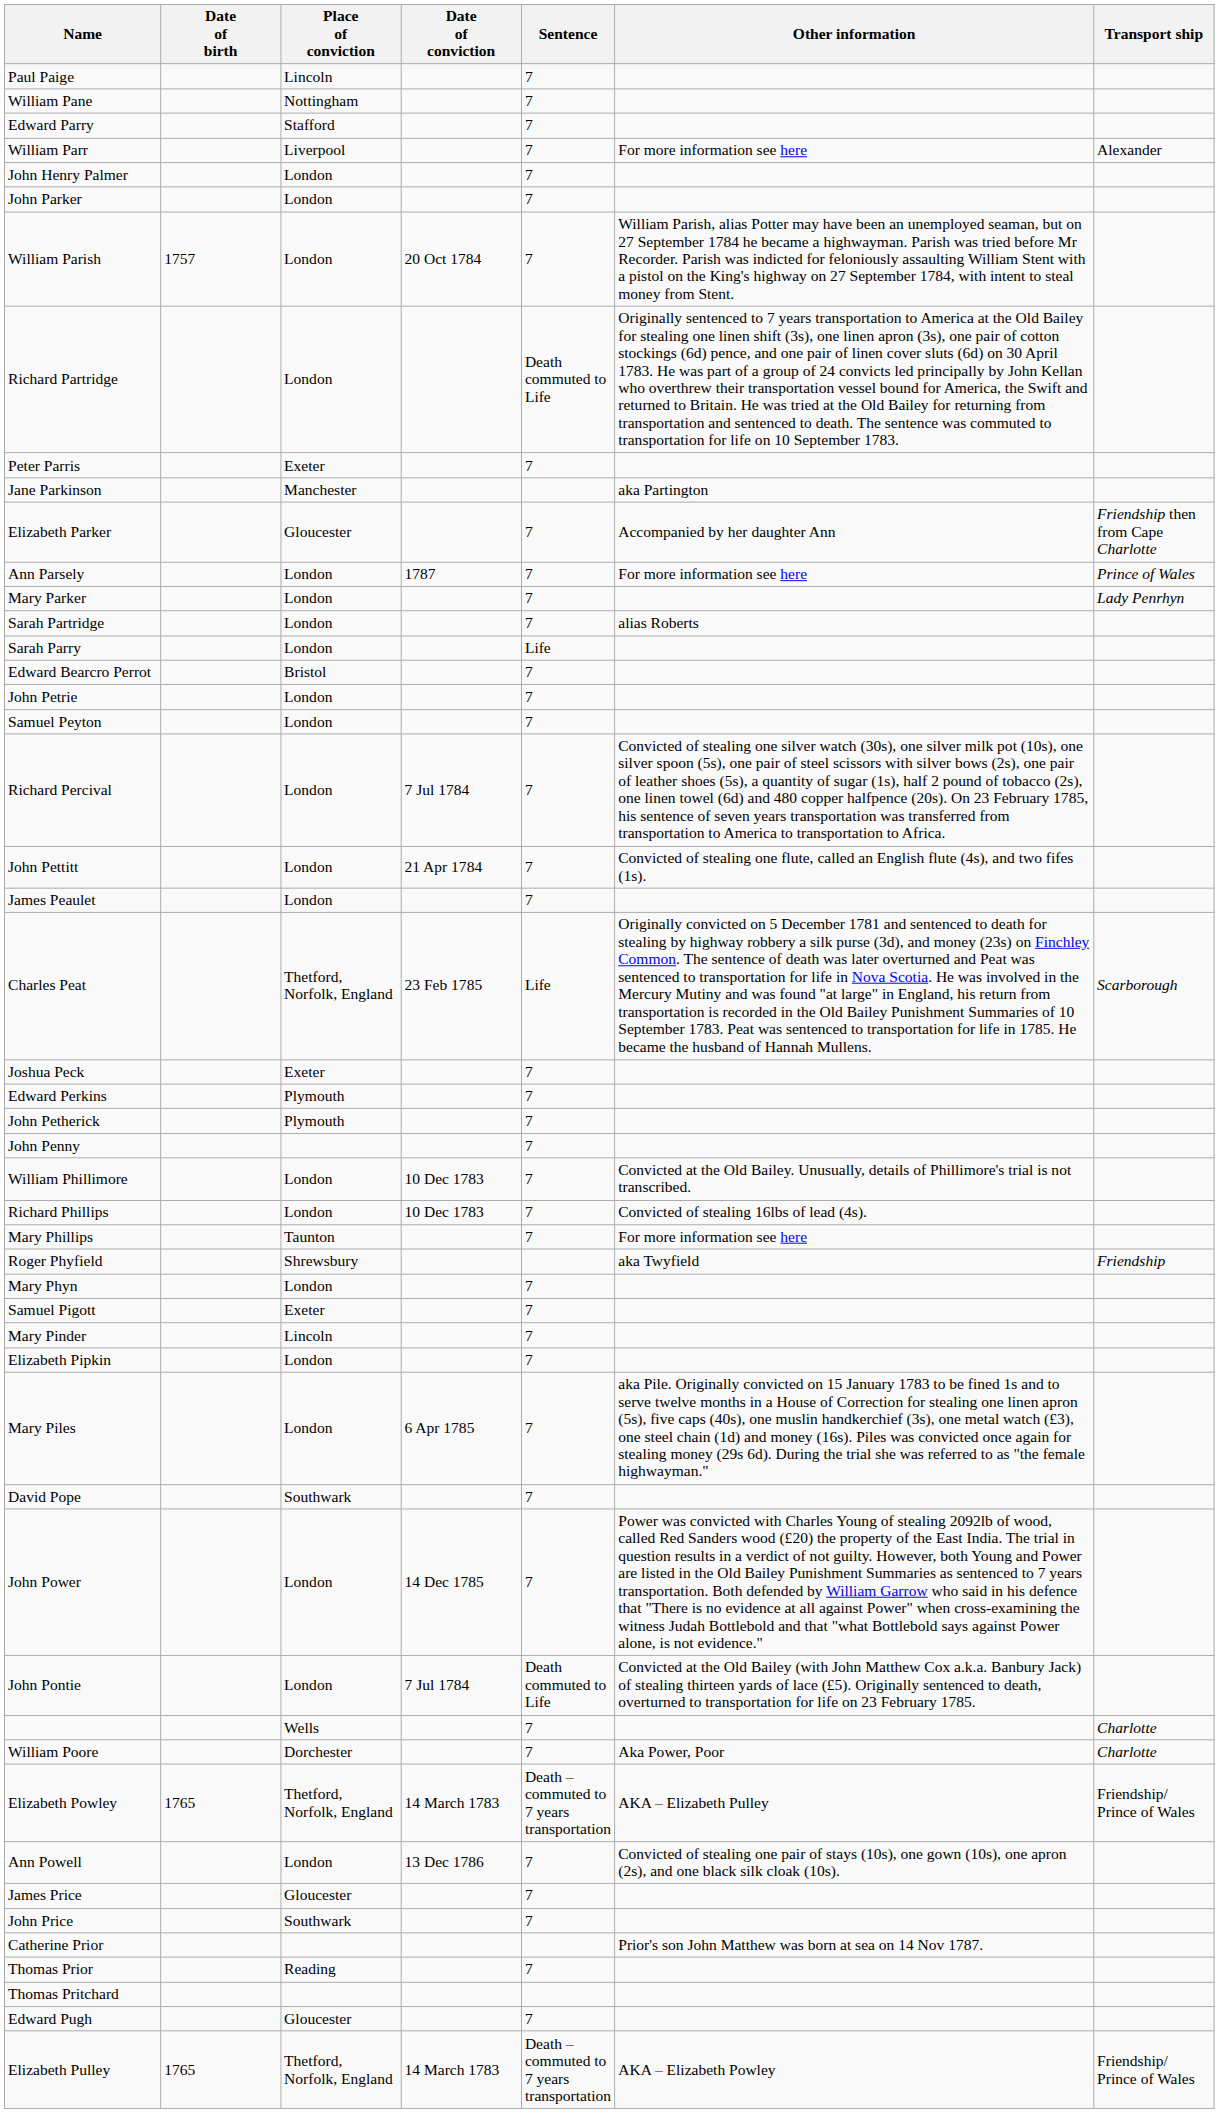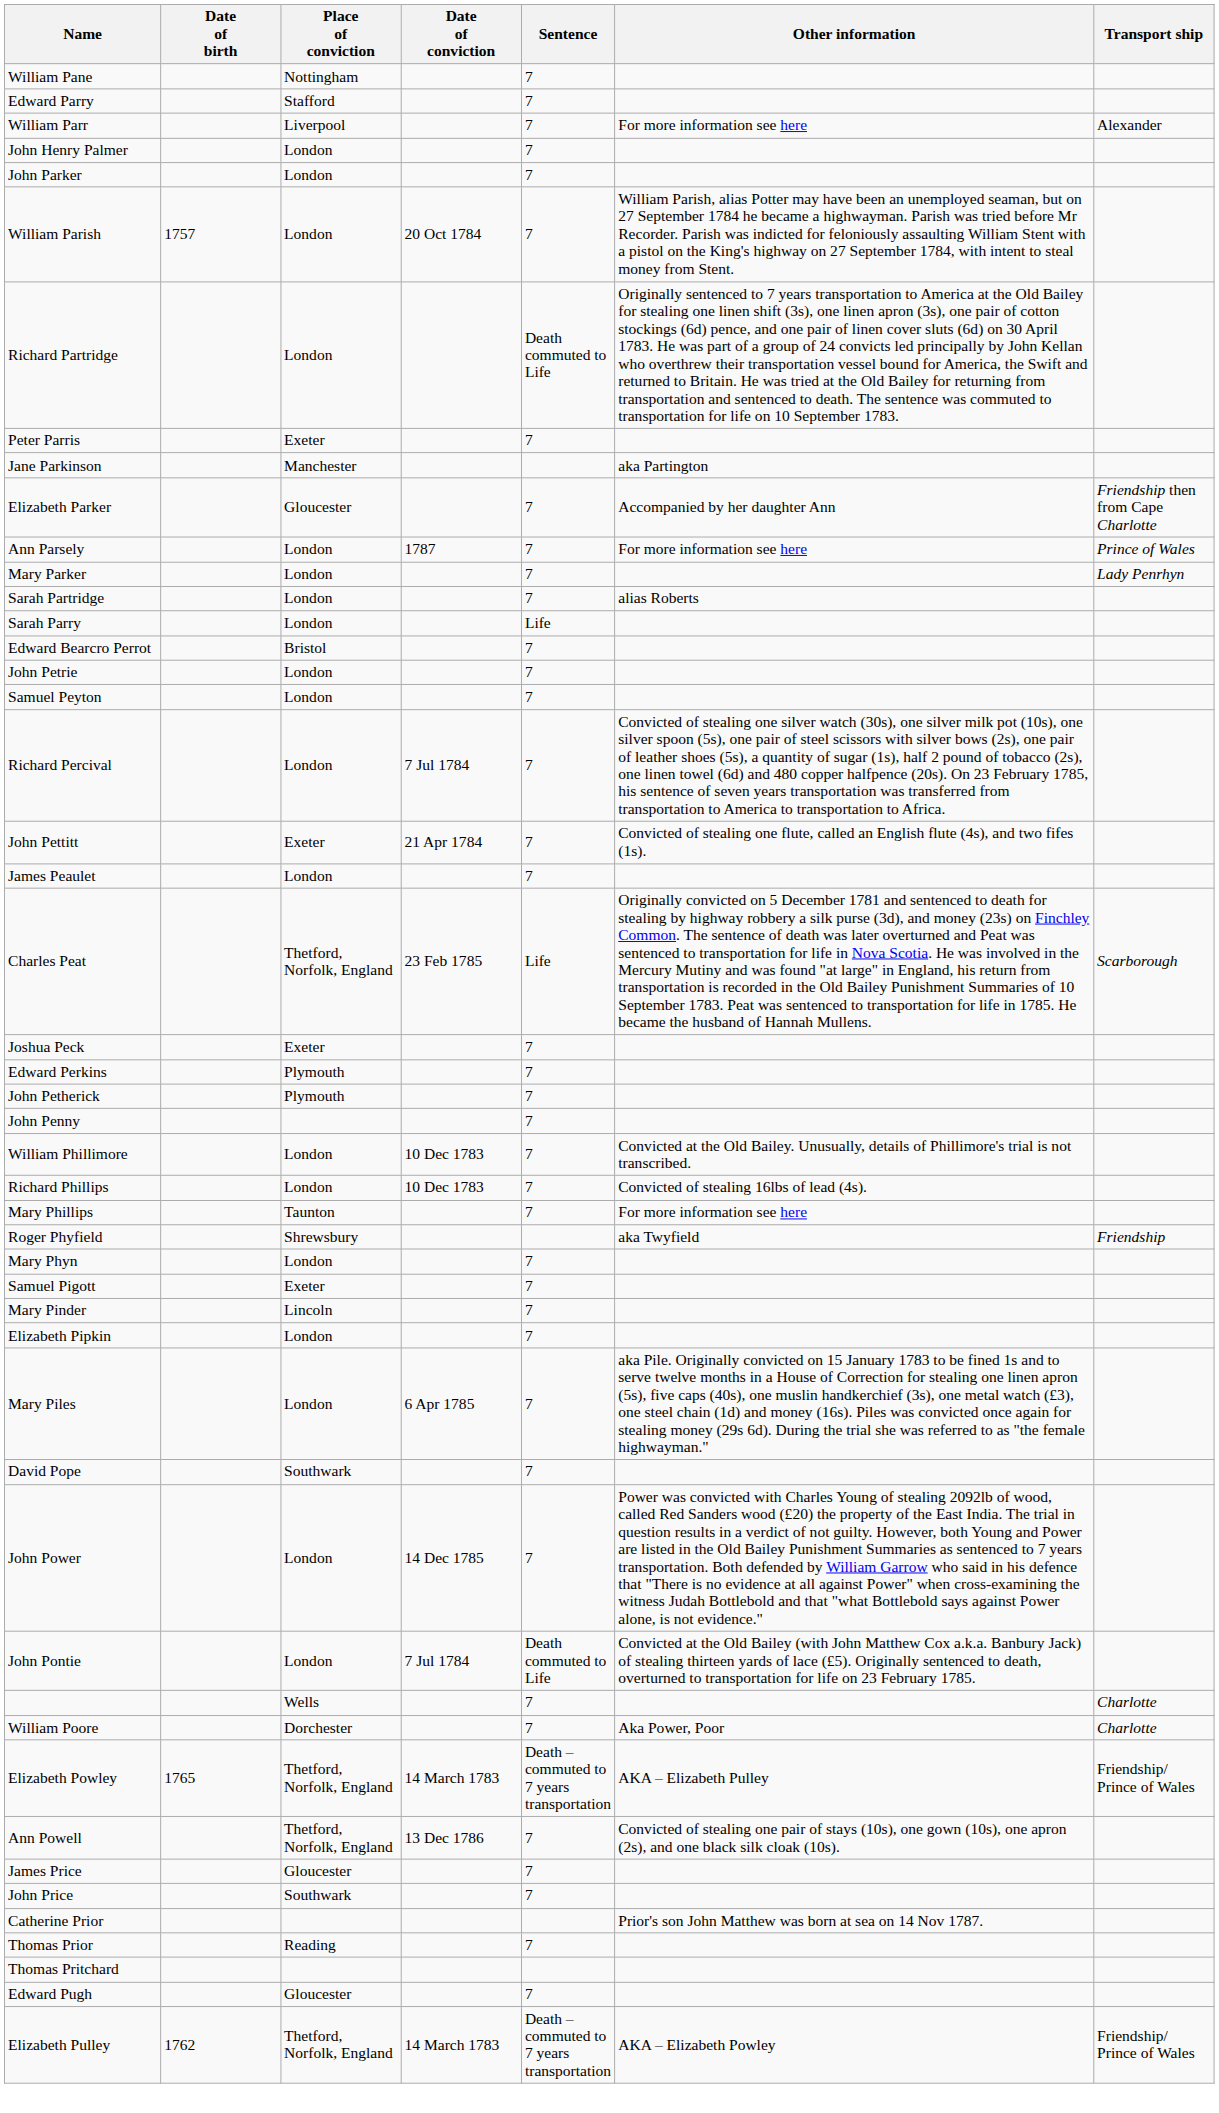- row: (41, 76)
(308, 867) London -> (304, 842) Exeter
(308, 1862) London -> (338, 1837) Thetford, Norfolk, England
(180, 2069) 1765 -> (180, 2045) 1762
